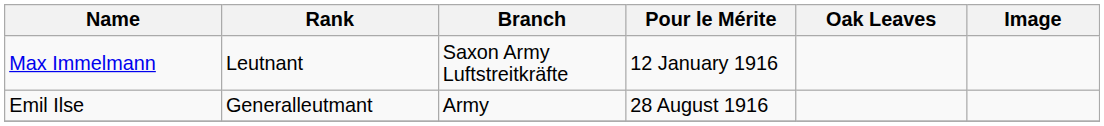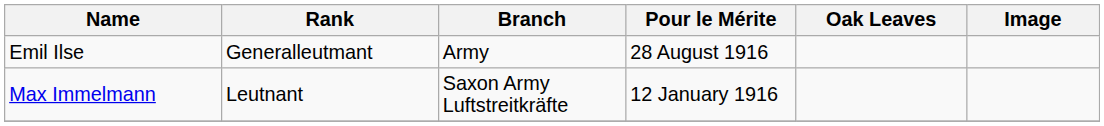rows swapped: (47, 105) <-> (83, 62)
